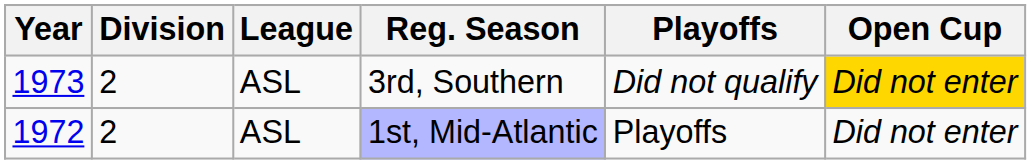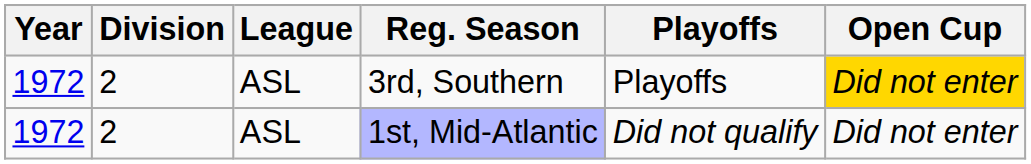(48, 81) 1973 -> (48, 81) 1972
(715, 81) Did not qualify -> (670, 81) Playoffs
(670, 132) Playoffs -> (715, 132) Did not qualify
